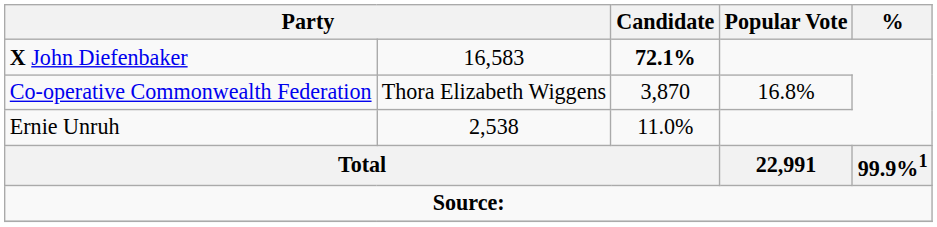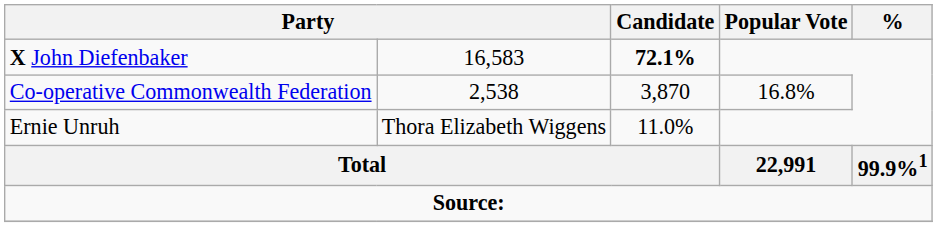(494, 92) Thora Elizabeth Wiggens -> (494, 92) 2,538
(494, 127) 2,538 -> (494, 127) Thora Elizabeth Wiggens
